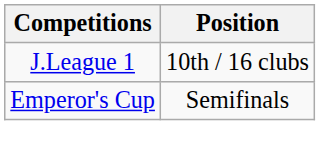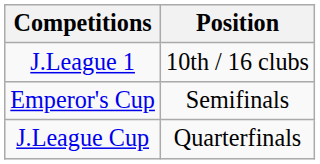+ row: (83, 138)
